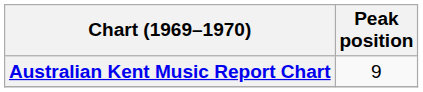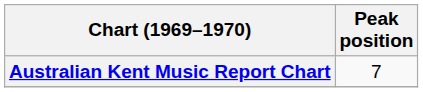(376, 71) 9 -> (376, 71) 7
